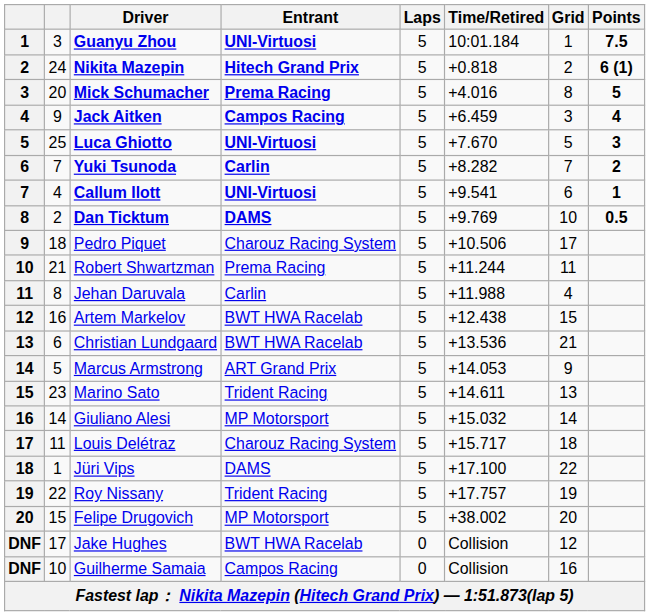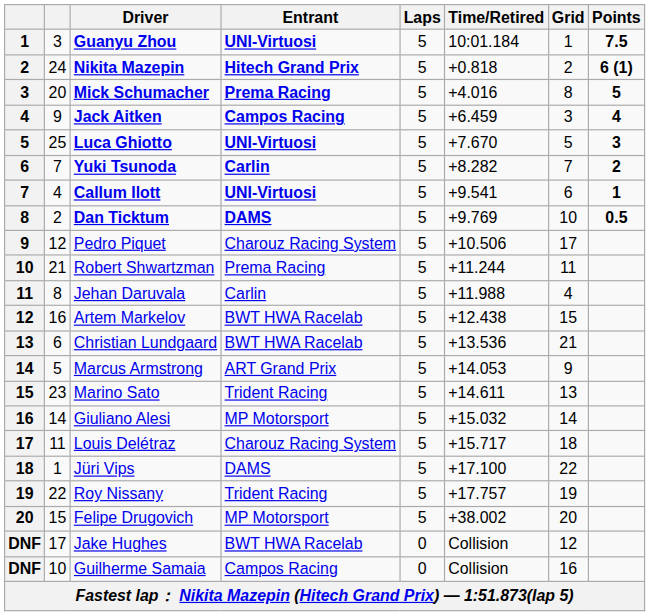(57, 242) 18 -> (57, 242) 12
